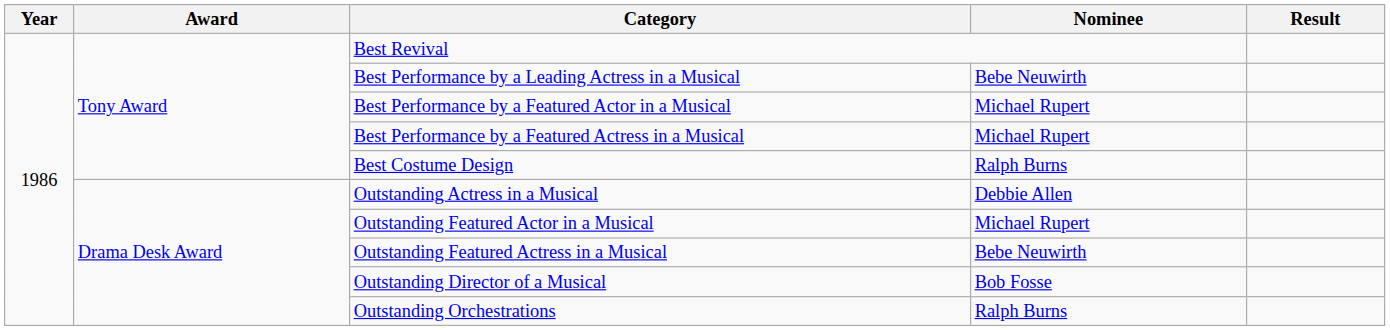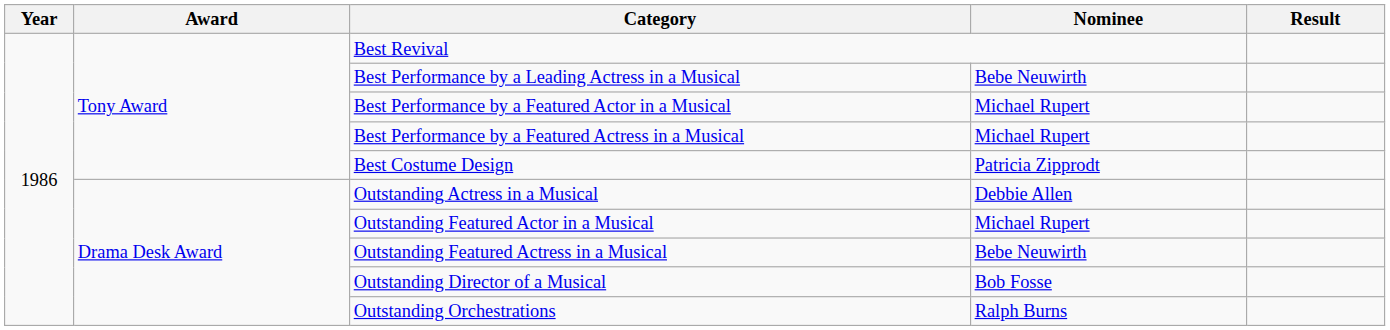(1021, 164) Ralph Burns -> (1037, 164) Patricia Zipprodt
